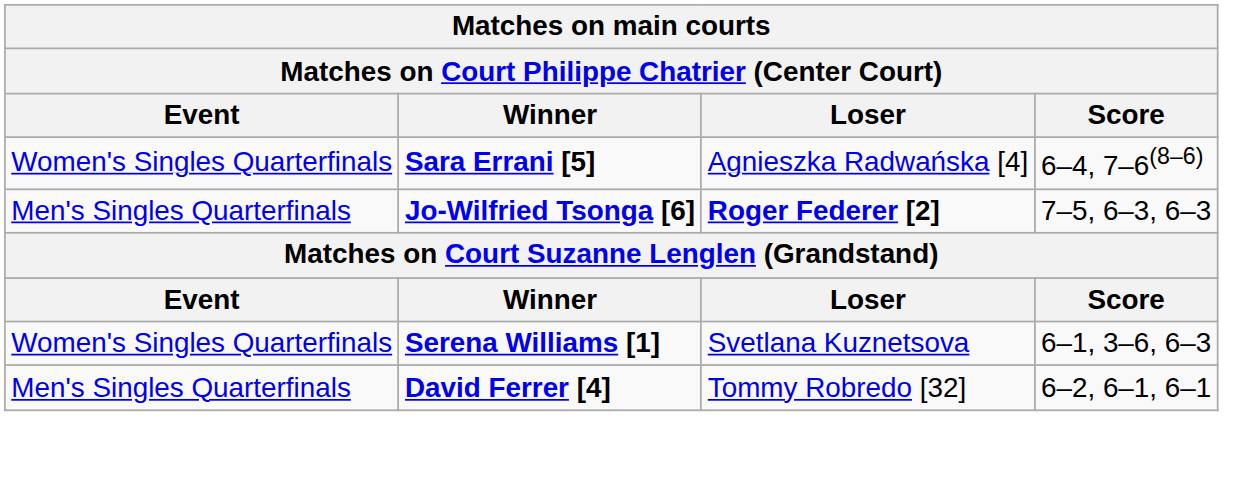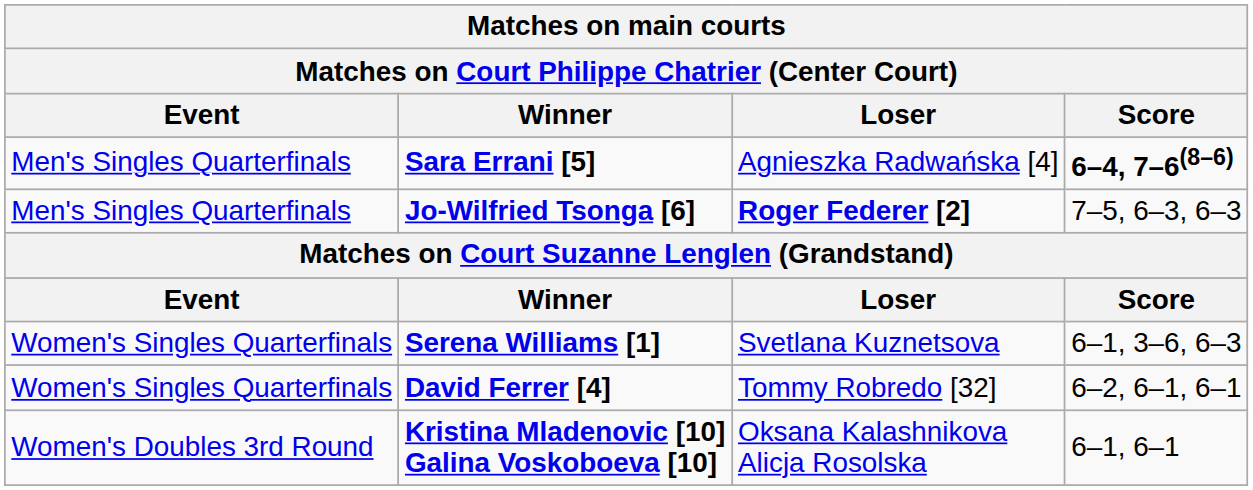(202, 162) Women's Singles Quarterfinals -> (181, 162) Men's Singles Quarterfinals
(1122, 162) normal -> (1152, 162) bold
(181, 387) Men's Singles Quarterfinals -> (202, 387) Women's Singles Quarterfinals
+ row: (565, 447)
